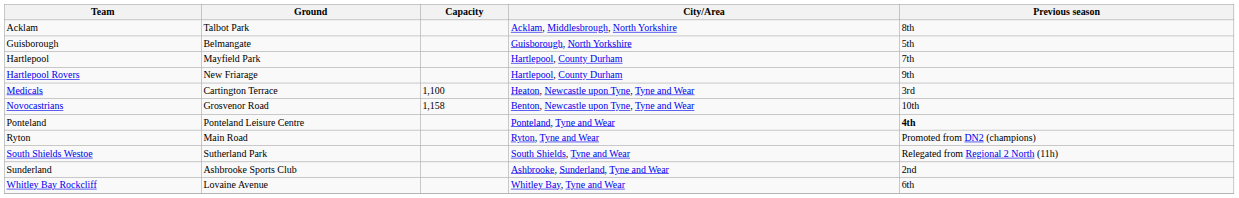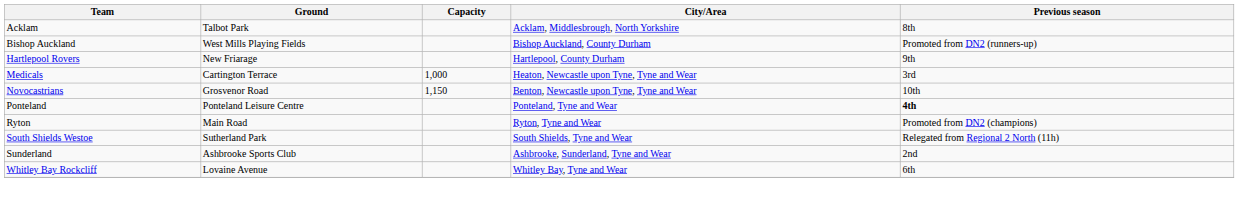+ row: (41, 43)
- row: (33, 43)
- row: (28, 59)
(434, 91) 1,100 -> (436, 75) 1,000
(434, 106) 1,158 -> (436, 91) 1,150
